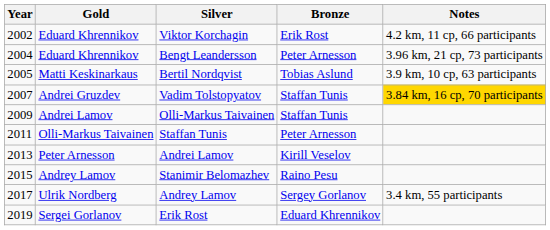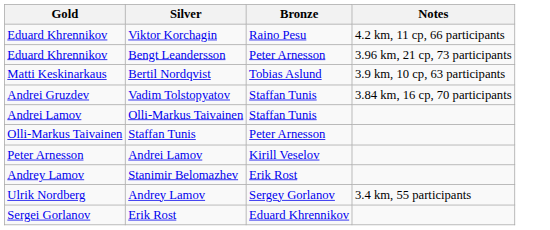- column: (20, 14)
(304, 34) Erik Rost -> (278, 34) Raino Pesu
(464, 94) gold background -> (433, 94) no background
(309, 174) Raino Pesu -> (273, 174) Erik Rost
